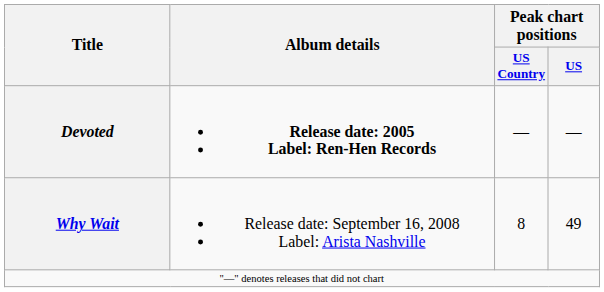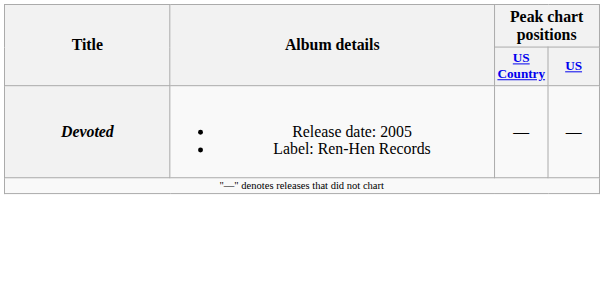(332, 140) bold -> (332, 140) normal
- row: (87, 224)
